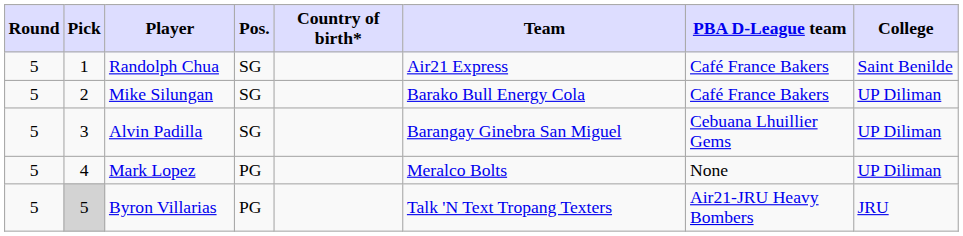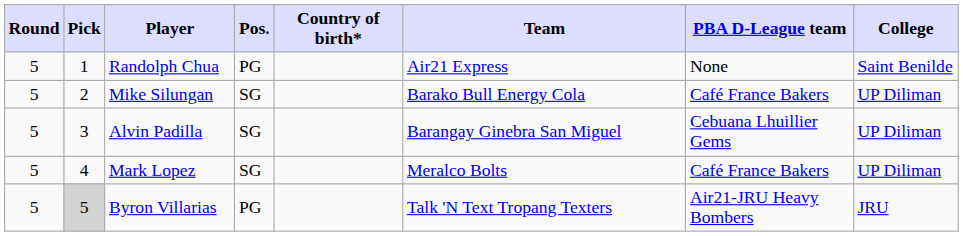(250, 66) SG -> (250, 66) PG
(759, 66) Café France Bakers -> (709, 66) None
(250, 169) PG -> (250, 169) SG
(709, 169) None -> (759, 169) Café France Bakers
